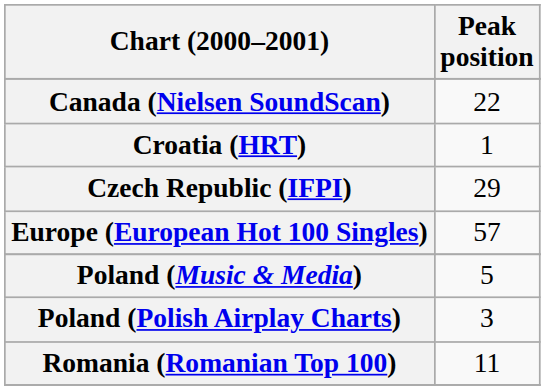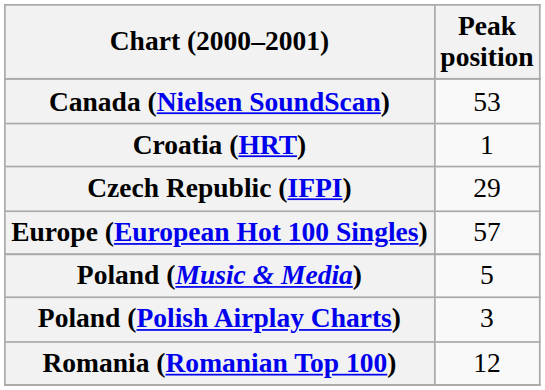(487, 100) 22 -> (487, 100) 53
(487, 362) 11 -> (487, 362) 12
